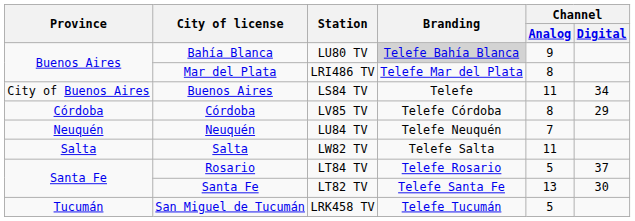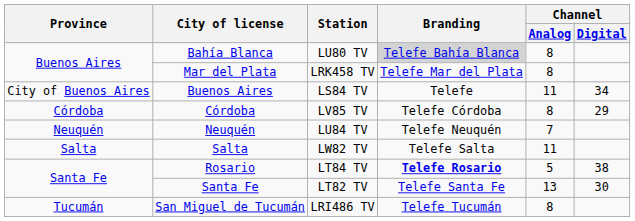(550, 53) 9 -> (550, 53) 8
(343, 72) LRI486 TV -> (343, 72) LRK458 TV
(452, 168) normal -> (452, 168) bold
(602, 168) 37 -> (602, 168) 38
(343, 207) LRK458 TV -> (343, 207) LRI486 TV
(550, 207) 5 -> (550, 207) 8
